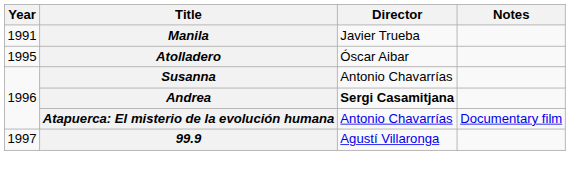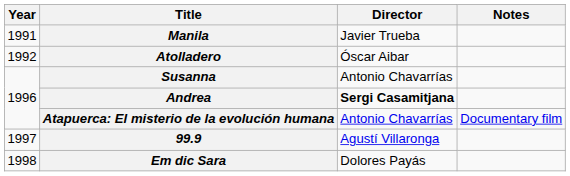(22, 56) 1995 -> (22, 56) 1992
+ row: (188, 160)
